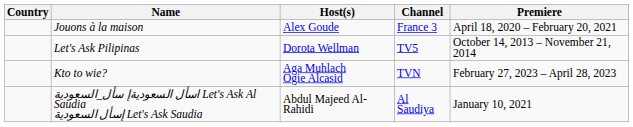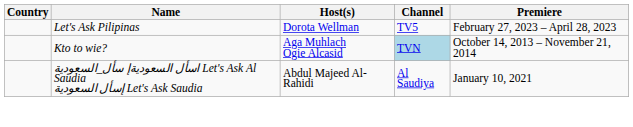- row: (99, 27)
(532, 48) October 14, 2013 – November 21, 2014 -> (535, 27) February 27, 2023 – April 28, 2023
(409, 73) no background -> (409, 48) lightblue background
(535, 73) February 27, 2023 – April 28, 2023 -> (532, 48) October 14, 2013 – November 21, 2014
